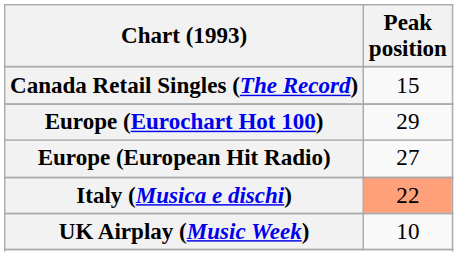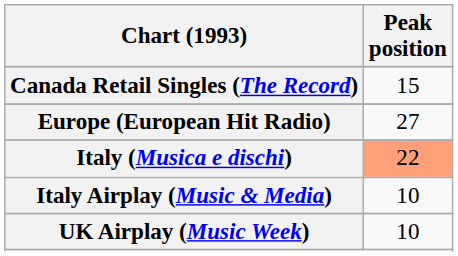- row: (184, 121)
+ row: (184, 194)
